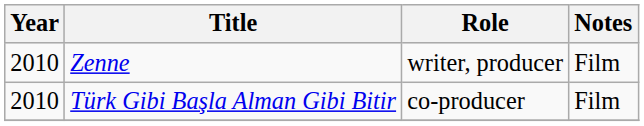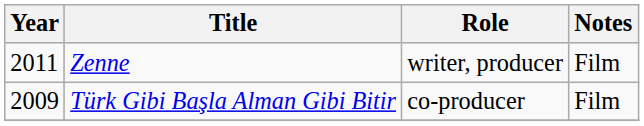(35, 62) 2010 -> (34, 62) 2011
(35, 100) 2010 -> (35, 100) 2009
